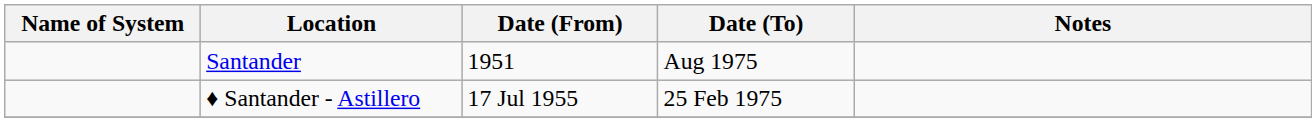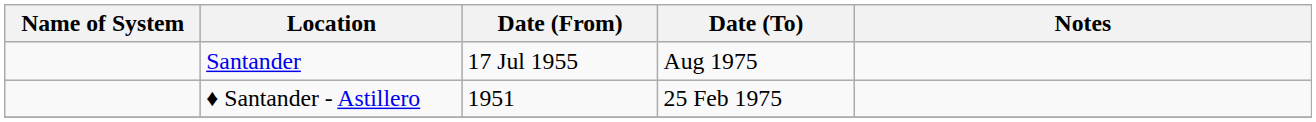(491, 60) 1951 -> (523, 60) 17 Jul 1955
(523, 98) 17 Jul 1955 -> (491, 98) 1951
